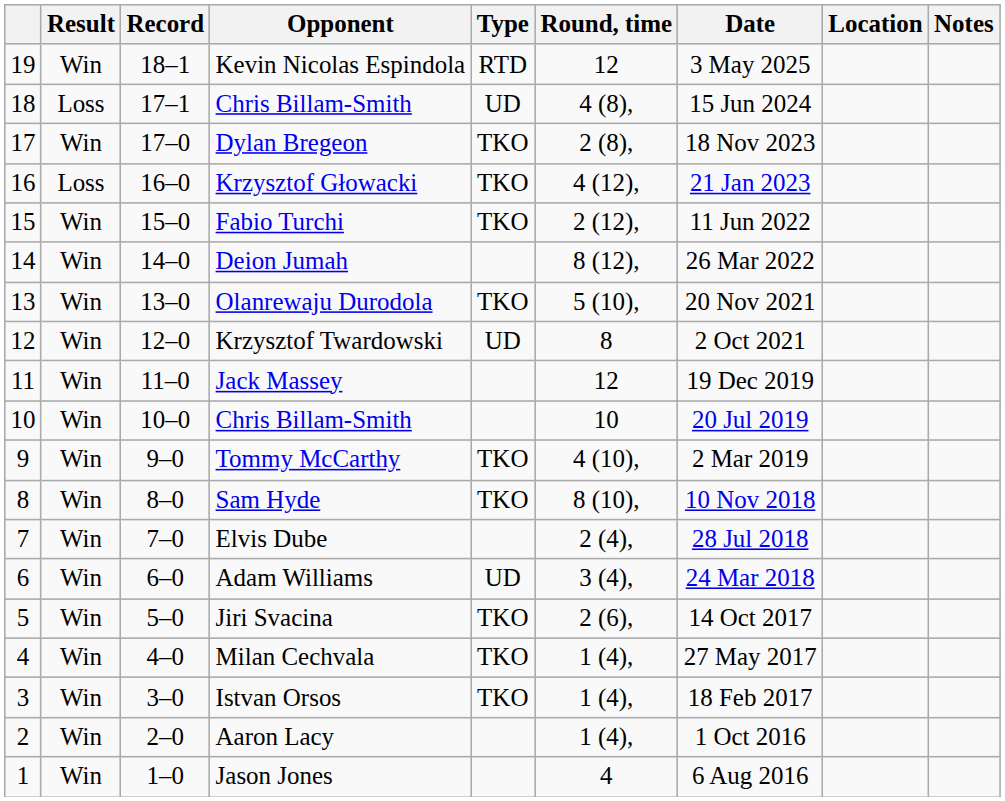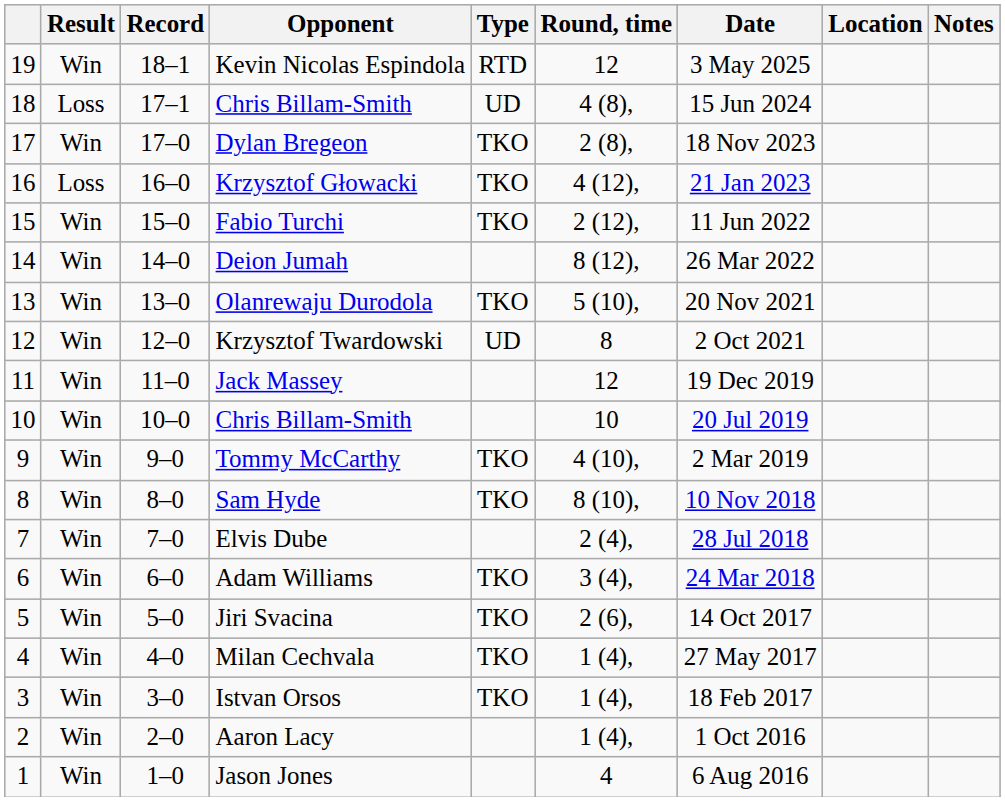(503, 578) UD -> (503, 578) TKO
